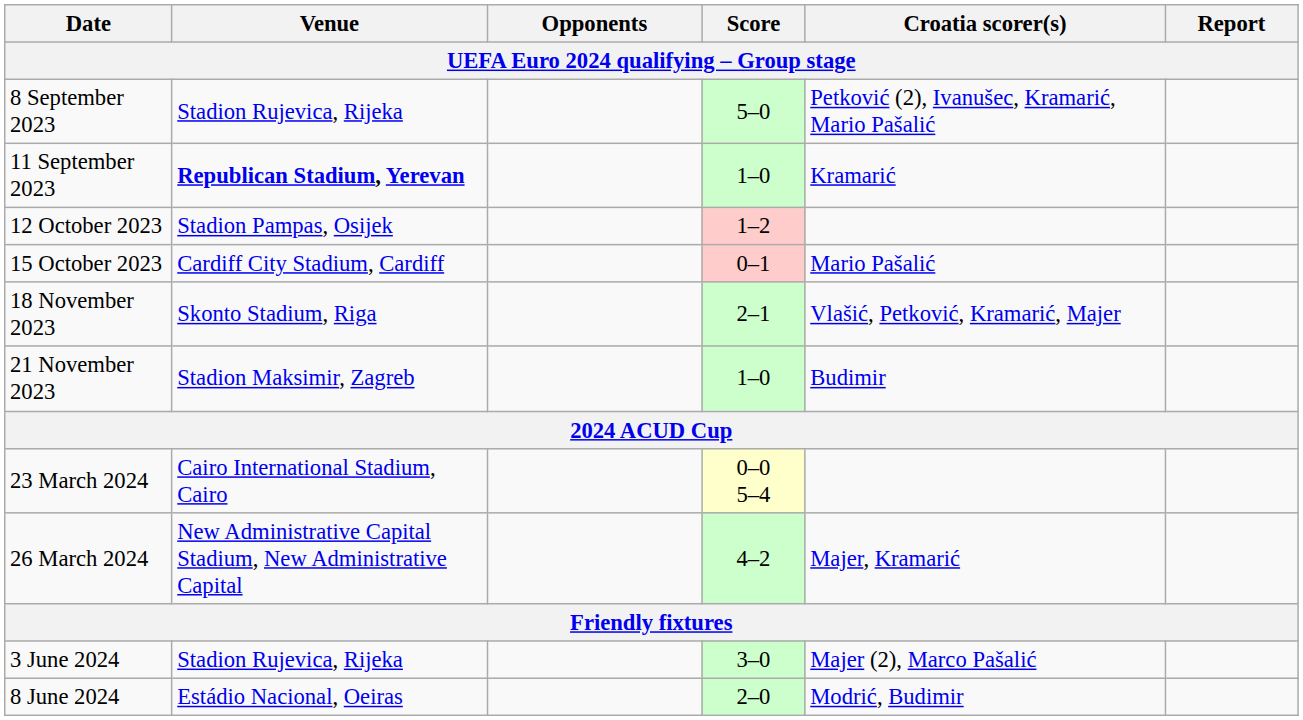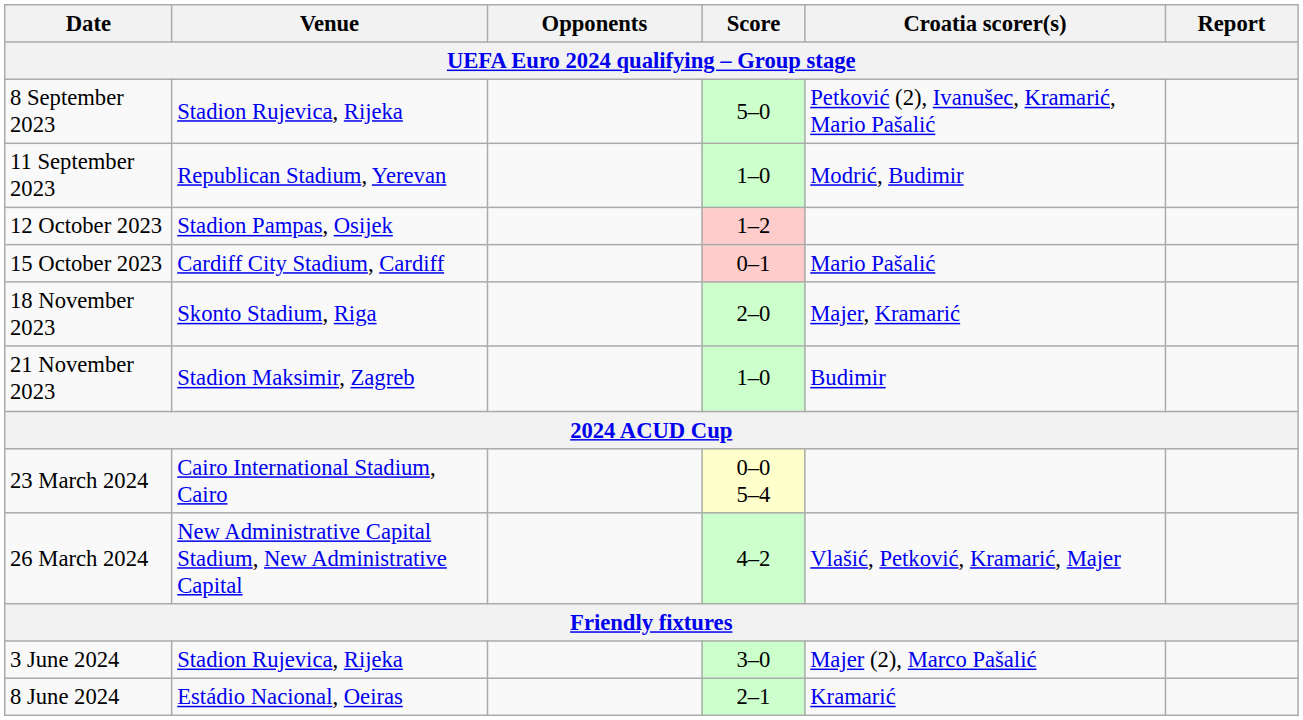(321, 175) bold -> (312, 175) normal
(853, 175) Kramarić -> (887, 175) Modrić, Budimir
(753, 314) 2–1 -> (753, 314) 2–0
(965, 314) Vlašić, Petković, Kramarić, Majer -> (885, 314) Majer, Kramarić
(885, 557) Majer, Kramarić -> (965, 557) Vlašić, Petković, Kramarić, Majer
(753, 696) 2–0 -> (753, 696) 2–1
(887, 696) Modrić, Budimir -> (853, 696) Kramarić
